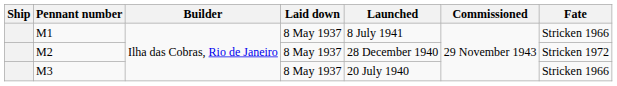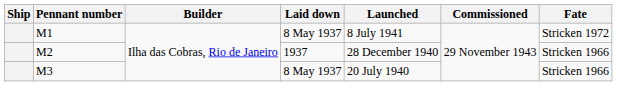(575, 33) Stricken 1966 -> (575, 33) Stricken 1972
(312, 52) 8 May 1937 -> (295, 52) 1937
(575, 52) Stricken 1972 -> (575, 52) Stricken 1966
